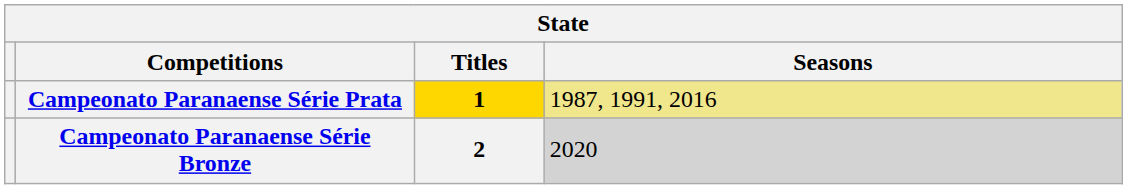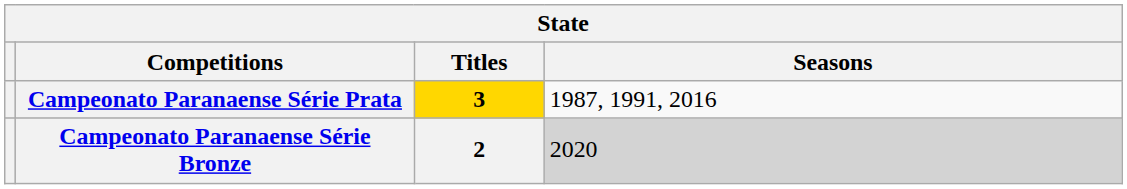(479, 99) 1 -> (479, 99) 3
(633, 99) khaki background -> (633, 99) no background
